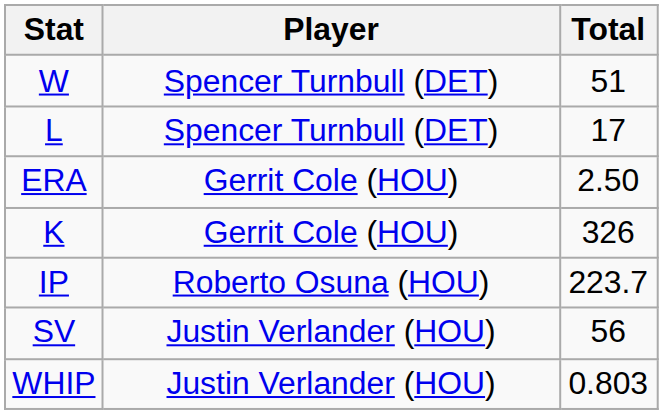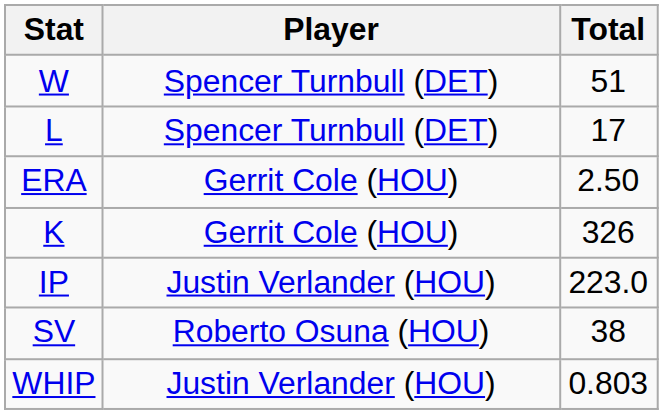(331, 282) Roberto Osuna (HOU) -> (331, 282) Justin Verlander (HOU)
(608, 282) 223.7 -> (608, 282) 223.0
(331, 332) Justin Verlander (HOU) -> (331, 332) Roberto Osuna (HOU)
(608, 332) 56 -> (608, 332) 38
